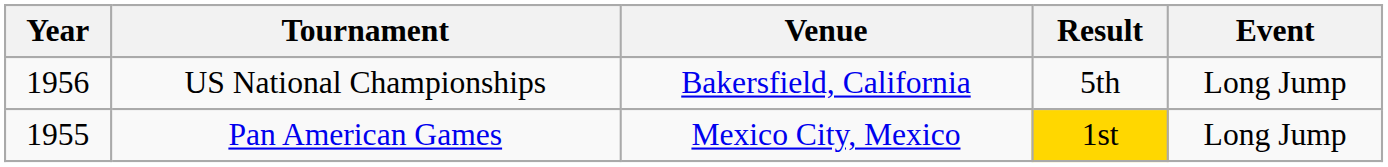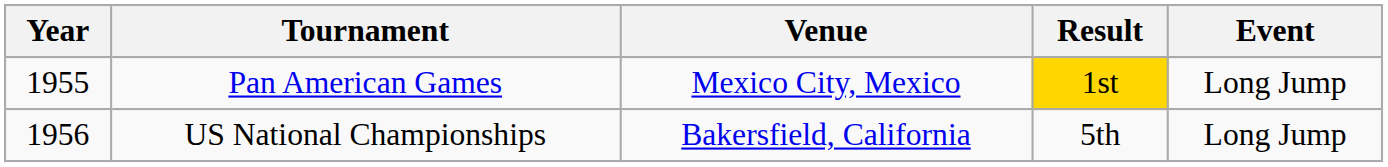rows swapped: (365, 135) <-> (365, 82)
